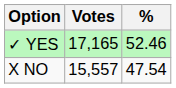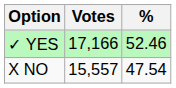(93, 43) 17,165 -> (93, 43) 17,166
